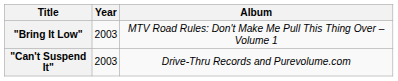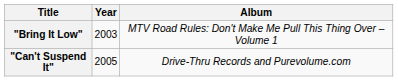(106, 62) 2003 -> (106, 62) 2005
